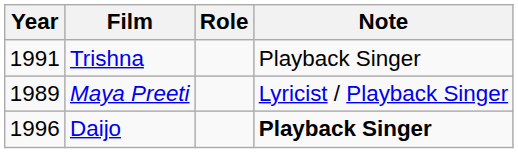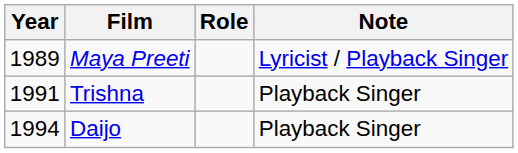rows swapped: (130, 93) <-> (107, 57)
(35, 128) 1996 -> (35, 128) 1994
(345, 128) bold -> (340, 128) normal
